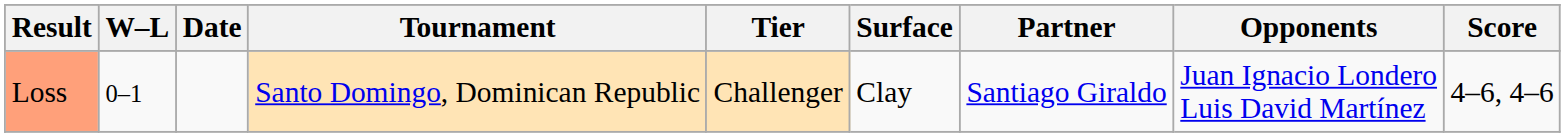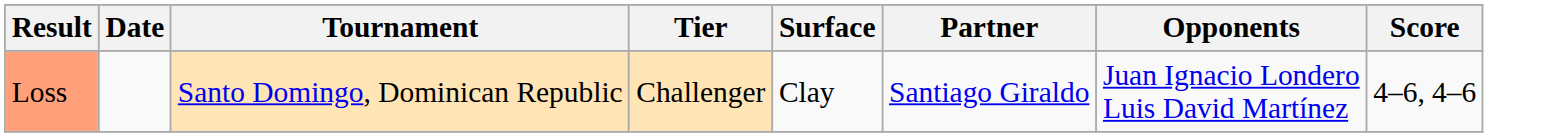- column: (137, 27)
